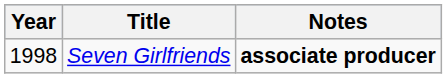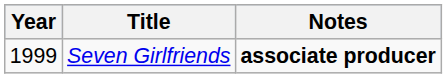(33, 56) 1998 -> (33, 56) 1999
